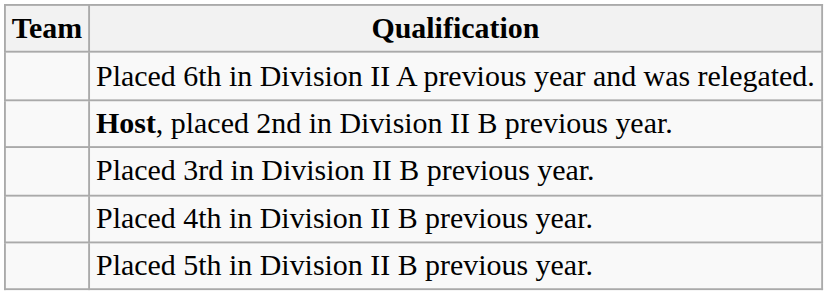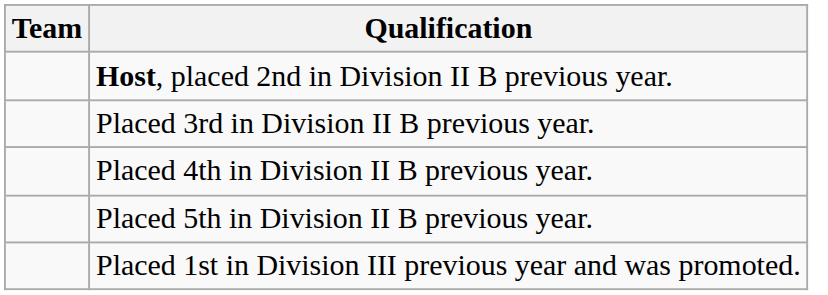- row: (455, 75)
+ row: (448, 265)
